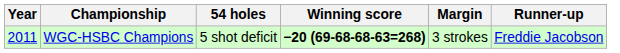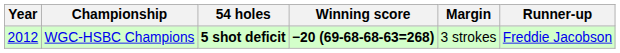(22, 37) 2011 -> (23, 37) 2012
(238, 37) normal -> (243, 37) bold
